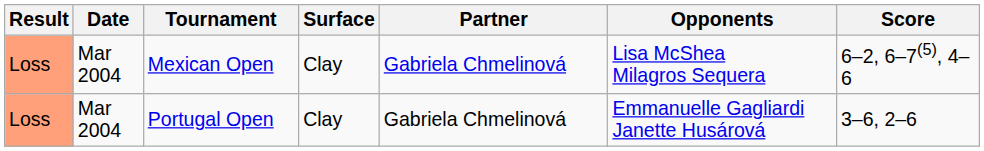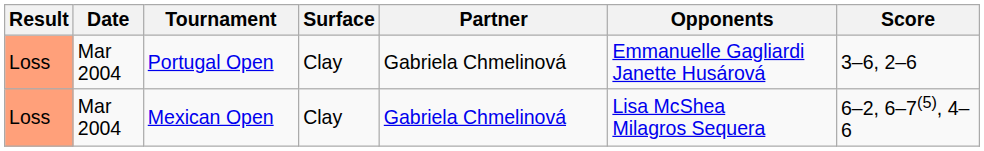rows swapped: (211, 64) <-> (211, 120)
